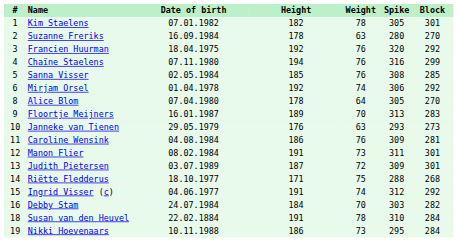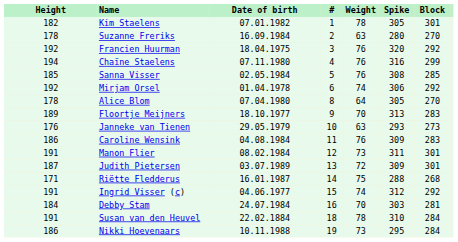columns swapped: (15, 10) <-> (296, 10)
(194, 114) 16.01.1987 -> (265, 114) 18.10.1977
(432, 140) 281 -> (432, 140) 283
(194, 179) 18.10.1977 -> (265, 179) 16.01.1987
(432, 205) 282 -> (432, 205) 281
